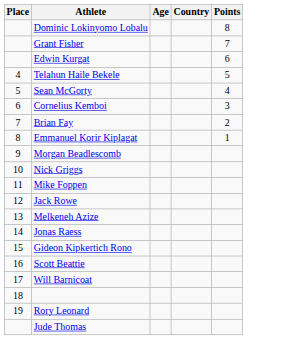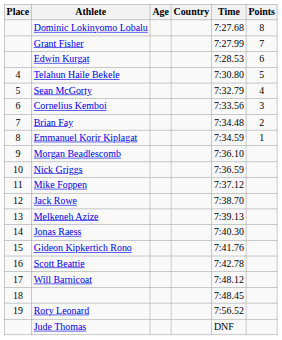+ column: (229, 12)
